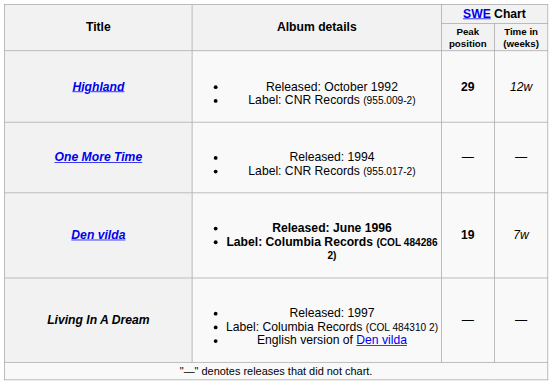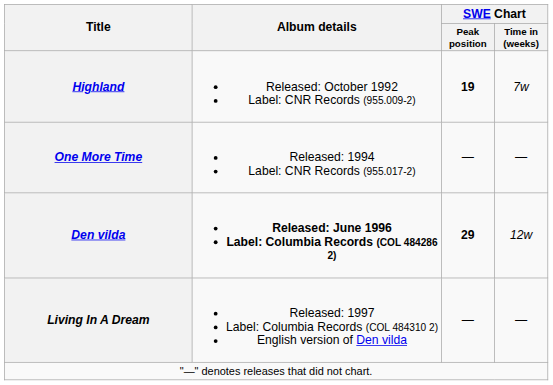(468, 86) 29 -> (468, 86) 19
(521, 86) 12w -> (521, 86) 7w
(468, 235) 19 -> (468, 235) 29
(521, 235) 7w -> (521, 235) 12w
